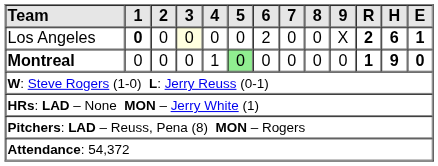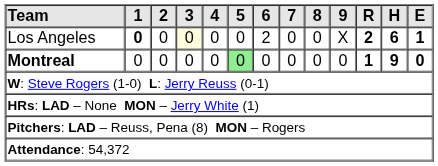(215, 60) 1 -> (215, 60) 0
